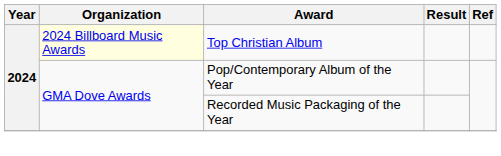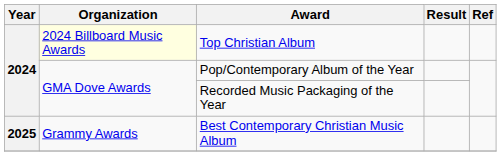+ row: (302, 133)
